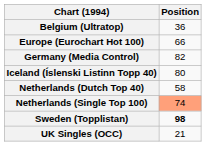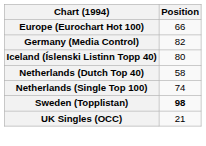- row: (82, 27)
(180, 103) lightsalmon background -> (180, 88) no background
